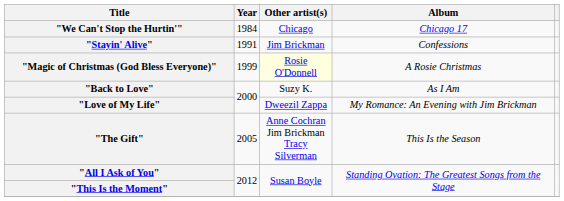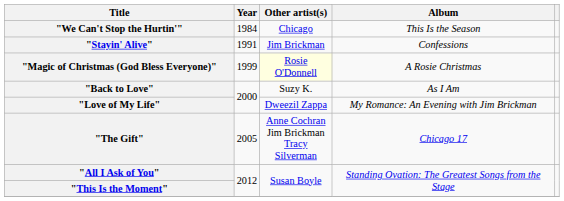(443, 28) Chicago 17 -> (443, 28) This Is the Season
(443, 138) This Is the Season -> (443, 138) Chicago 17
